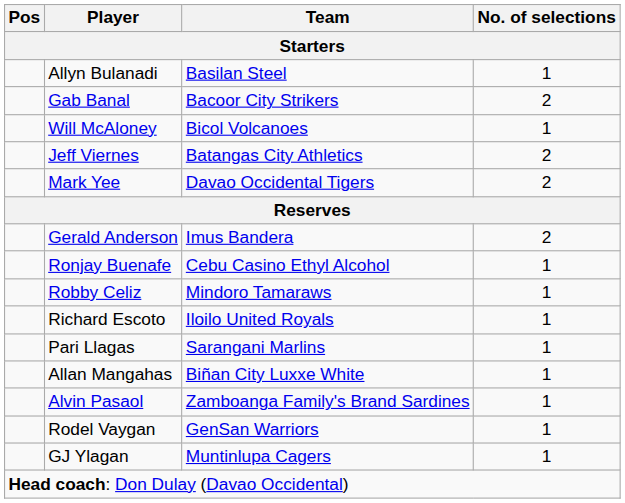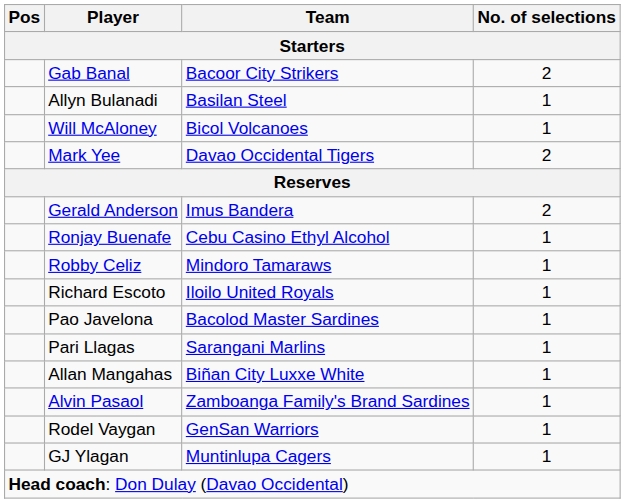rows swapped: (89, 100) <-> (103, 73)
- row: (93, 155)
+ row: (101, 319)
